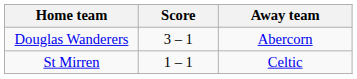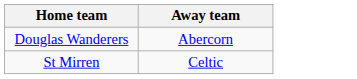- column: (178, 16)
